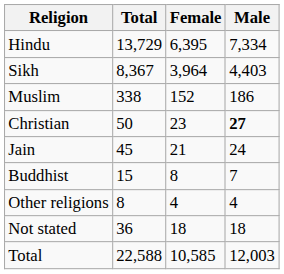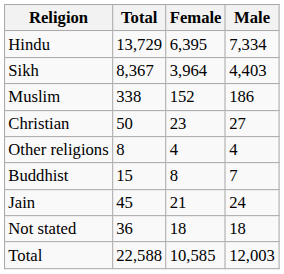(237, 123) bold -> (237, 123) normal
rows swapped: (22, 149) <-> (58, 202)
